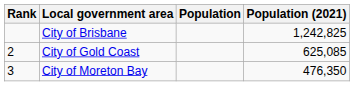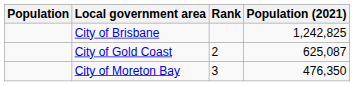columns swapped: (22, 14) <-> (210, 14)
(325, 52) 625,085 -> (325, 52) 625,087
